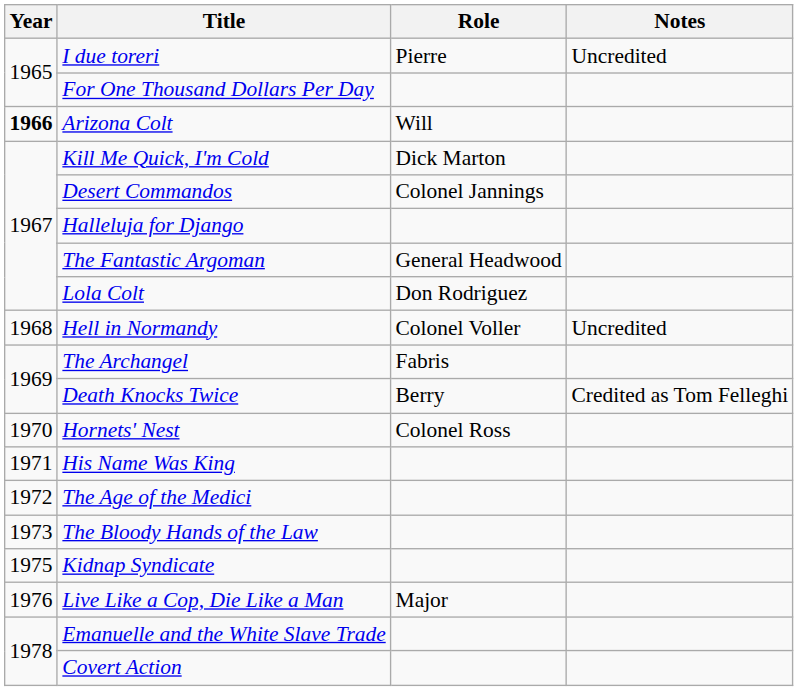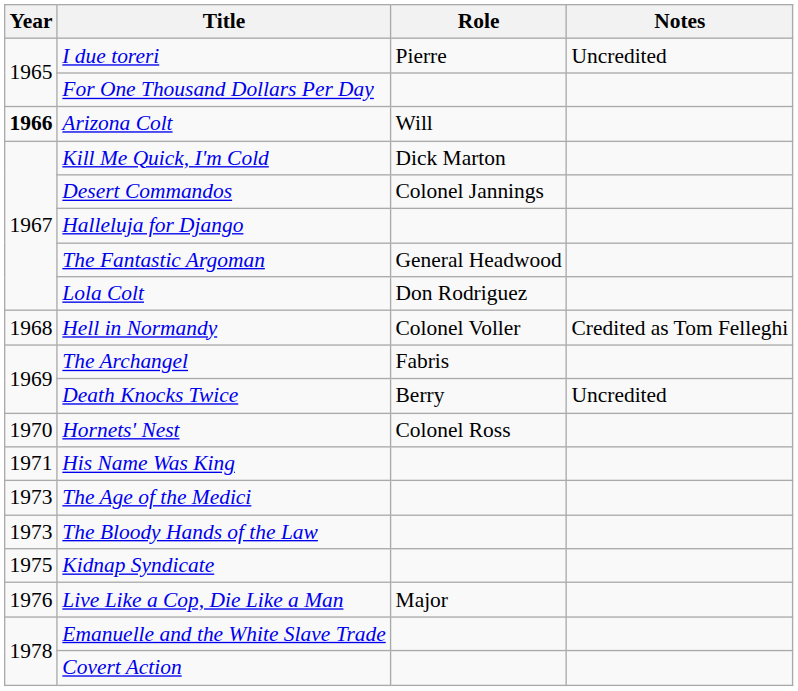(619, 327) Uncredited -> (680, 327) Credited as Tom Felleghi
(680, 395) Credited as Tom Felleghi -> (619, 395) Uncredited
(31, 497) 1972 -> (31, 497) 1973
